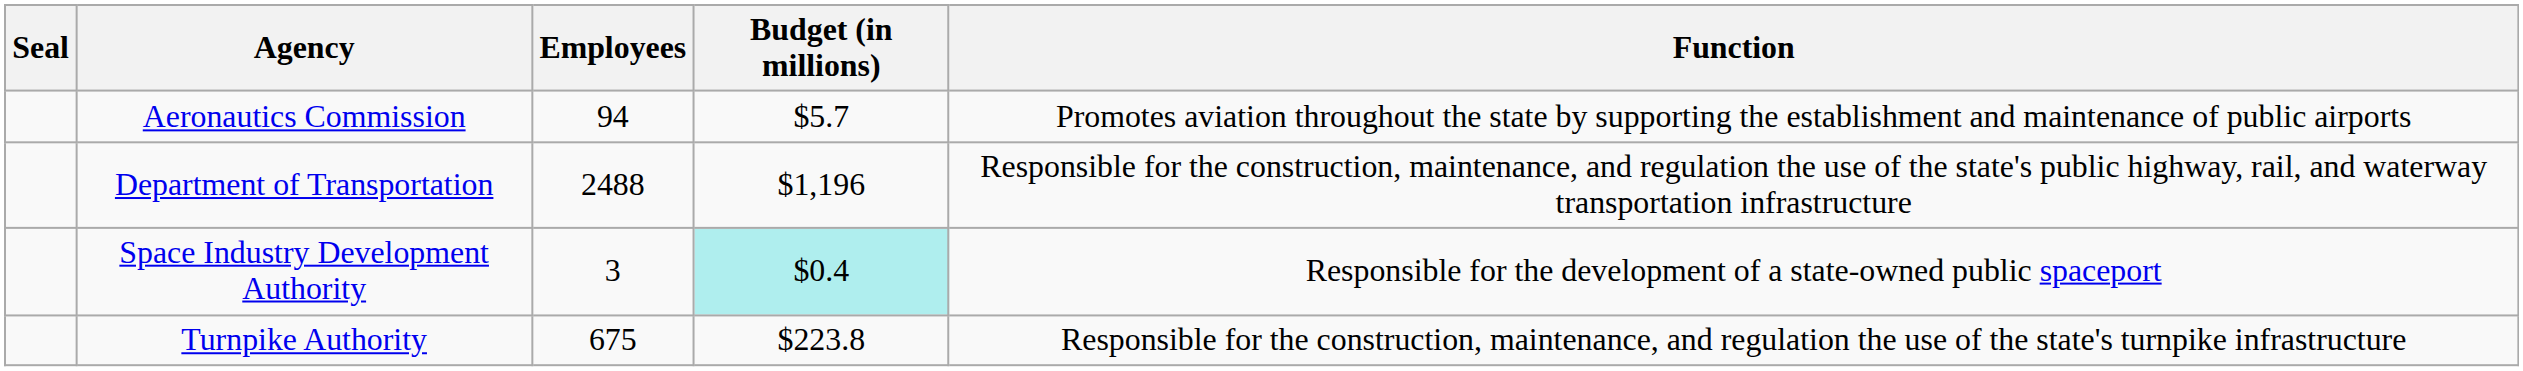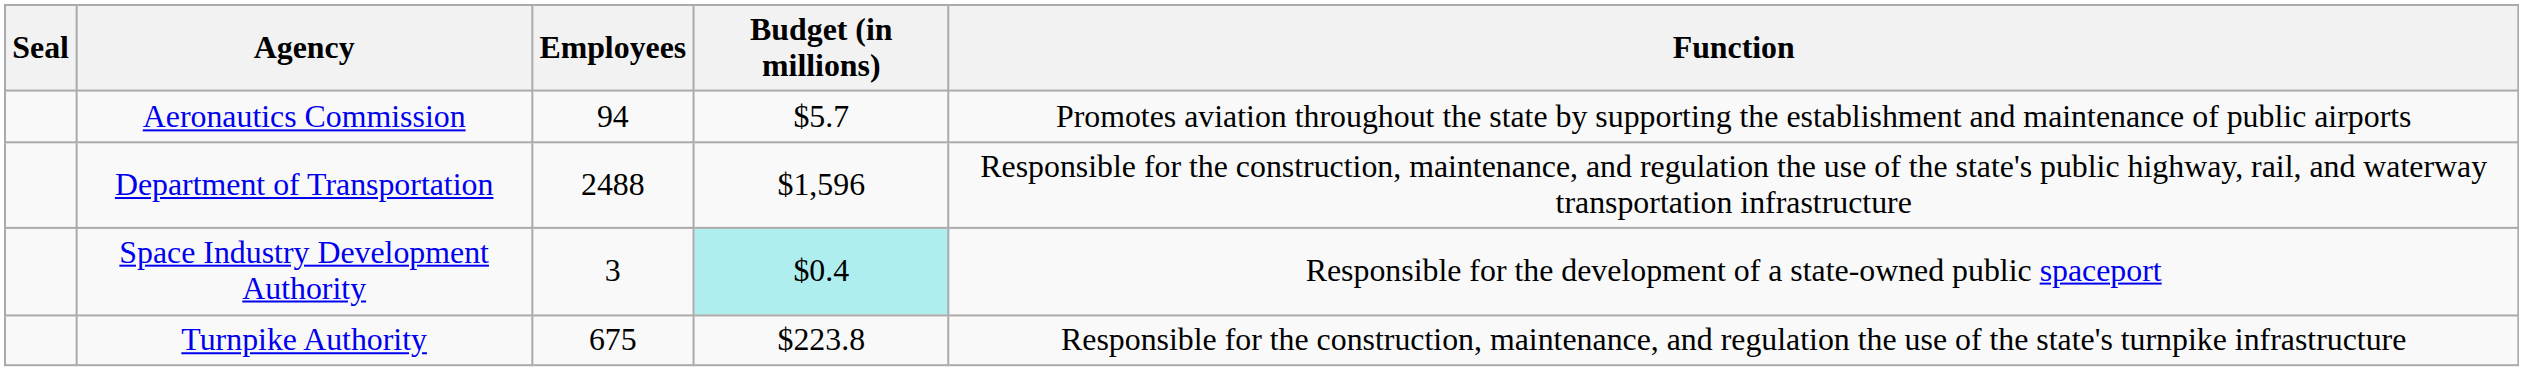(821, 184) $1,196 -> (821, 184) $1,596
